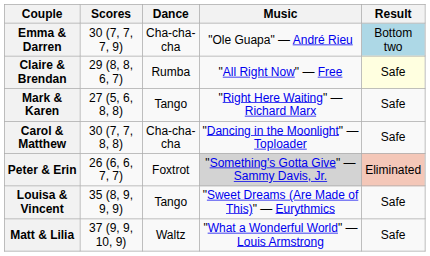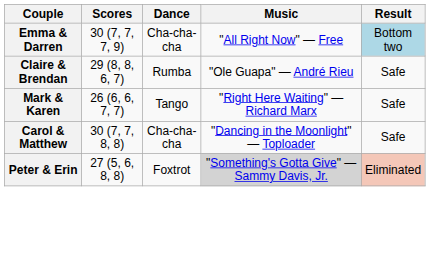(280, 39) "Ole Guapa" — André Rieu -> (281, 39) "All Right Now" — Free
(280, 72) "All Right Now" — Free -> (281, 72) "Ole Guapa" — André Rieu
(393, 72) lightyellow background -> (393, 72) no background
(111, 104) 27 (5, 6, 8, 8) -> (112, 104) 26 (6, 6, 7, 7)
(111, 169) 26 (6, 6, 7, 7) -> (112, 169) 27 (5, 6, 8, 8)
- row: (42, 202)
- row: (42, 234)
